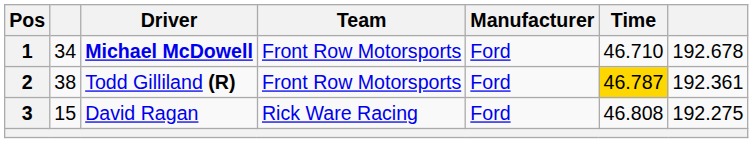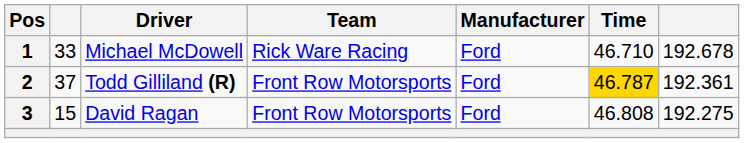(65, 51) 34 -> (65, 51) 33
(169, 51) bold -> (164, 51) normal
(362, 51) Front Row Motorsports -> (330, 51) Rick Ware Racing
(65, 82) 38 -> (65, 82) 37
(340, 113) Rick Ware Racing -> (352, 113) Front Row Motorsports
